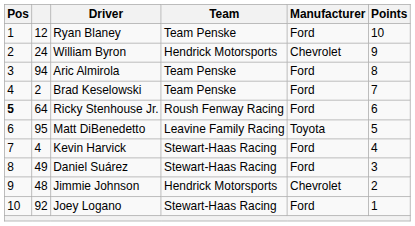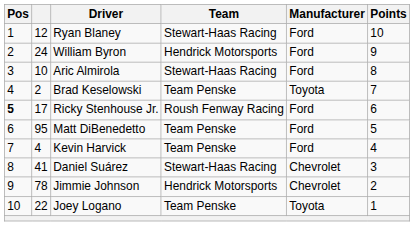(200, 32) Team Penske -> (220, 32) Stewart-Haas Racing
(316, 52) Chevrolet -> (302, 52) Ford
(41, 71) 94 -> (41, 71) 10
(200, 71) Team Penske -> (220, 71) Stewart-Haas Racing
(302, 90) Ford -> (307, 90) Toyota
(41, 109) 64 -> (41, 109) 17
(224, 128) Leavine Family Racing -> (200, 128) Team Penske
(308, 128) Toyota -> (302, 128) Ford
(220, 148) Stewart-Haas Racing -> (200, 148) Team Penske
(41, 167) 49 -> (41, 167) 41
(302, 167) Ford -> (315, 167) Chevrolet
(41, 186) 48 -> (41, 186) 78
(41, 205) 92 -> (41, 205) 22
(220, 205) Stewart-Haas Racing -> (200, 205) Team Penske
(302, 205) Ford -> (307, 205) Toyota
